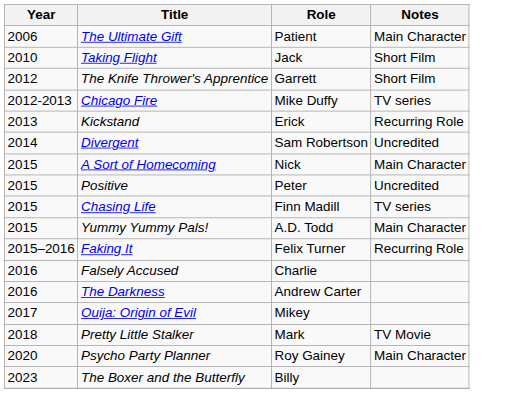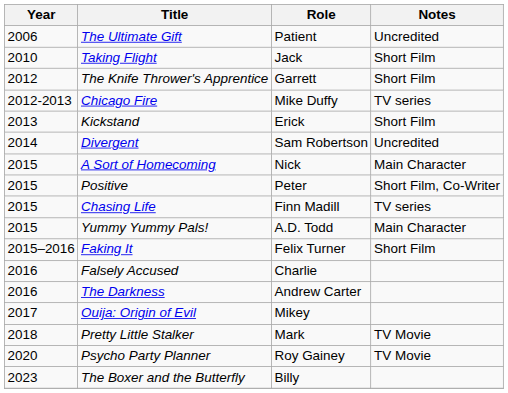(420, 36) Main Character -> (407, 36) Uncredited
(419, 121) Recurring Role -> (405, 121) Short Film
(407, 185) Uncredited -> (437, 185) Short Film, Co-Writer
(419, 249) Recurring Role -> (405, 249) Short Film
(420, 356) Main Character -> (402, 356) TV Movie
